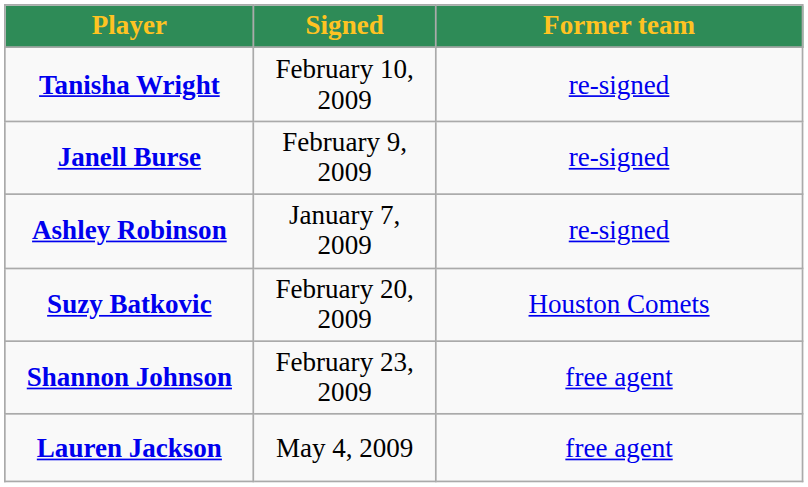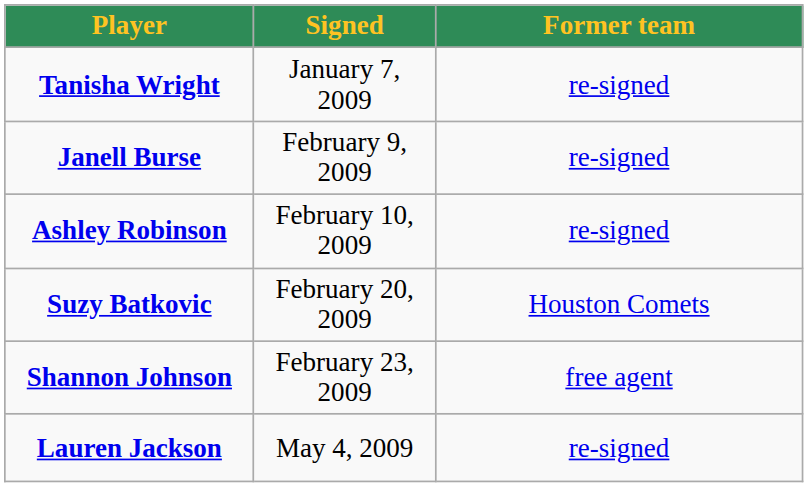(345, 84) February 10, 2009 -> (345, 84) January 7, 2009
(345, 230) January 7, 2009 -> (345, 230) February 10, 2009
(619, 447) free agent -> (619, 447) re-signed
